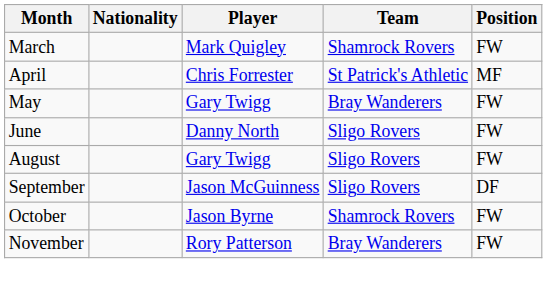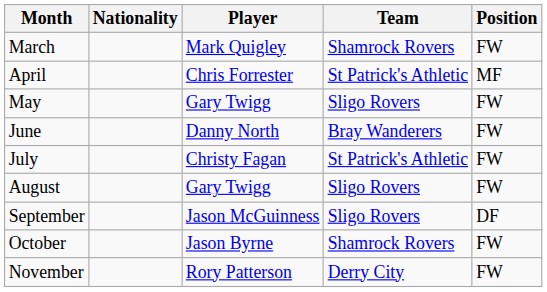(385, 103) Bray Wanderers -> (374, 103) Sligo Rovers
(374, 131) Sligo Rovers -> (385, 131) Bray Wanderers
+ row: (23, 159)
(385, 243) Bray Wanderers -> (366, 272) Derry City
